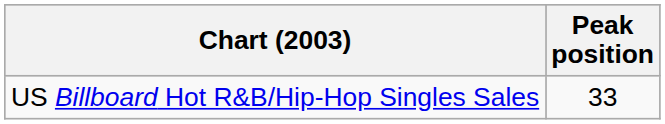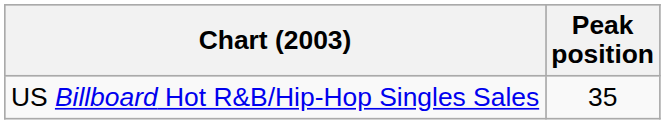(603, 97) 33 -> (603, 97) 35
